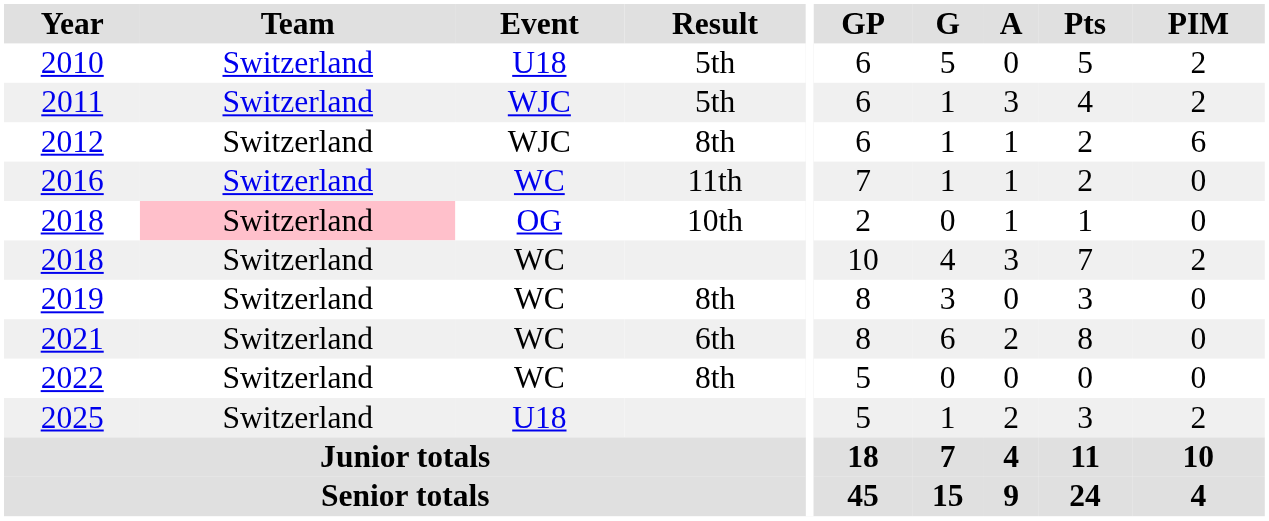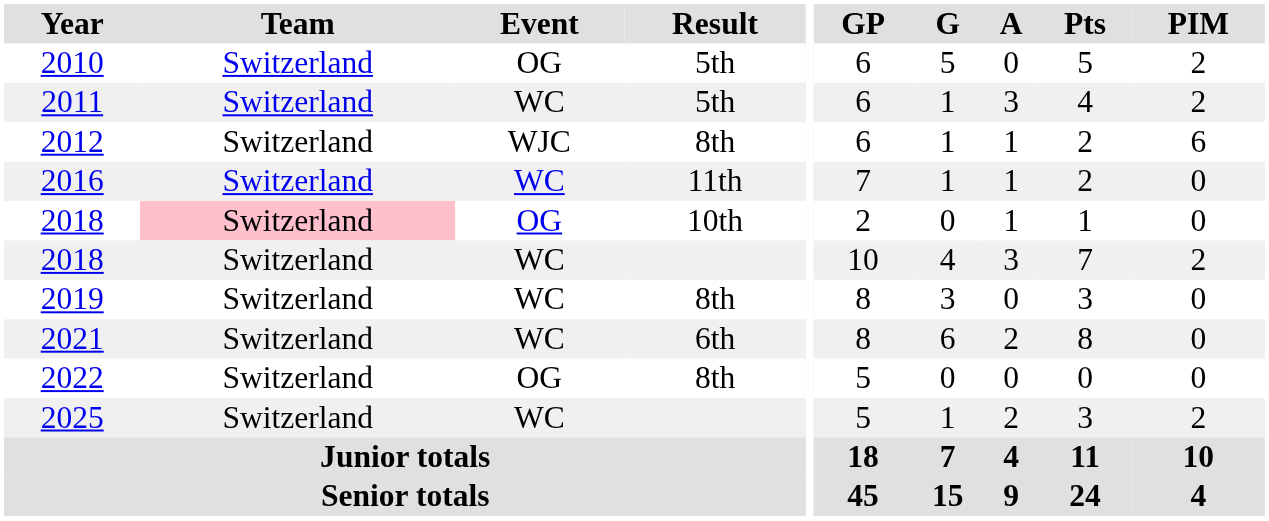(539, 62) U18 -> (539, 62) OG
(539, 102) WJC -> (539, 102) WC
(539, 377) WC -> (539, 377) OG
(539, 417) U18 -> (539, 417) WC
